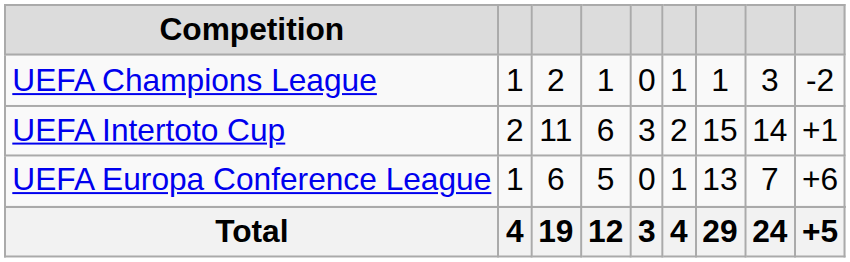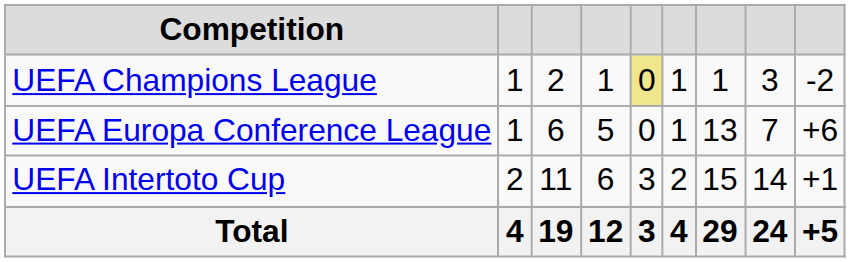(647, 79) no background -> (647, 79) khaki background
rows swapped: (252, 180) <-> (149, 130)
